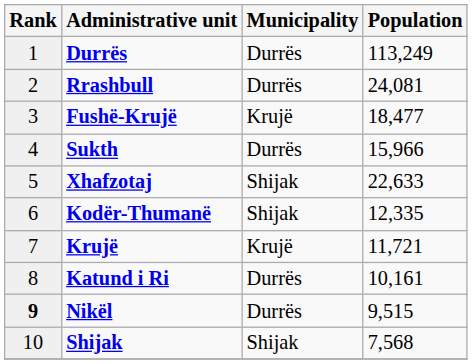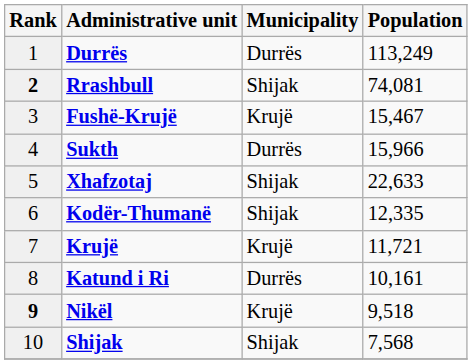(33, 85) normal -> (33, 85) bold
(274, 85) Durrës -> (272, 85) Shijak
(396, 85) 24,081 -> (396, 85) 74,081
(396, 117) 18,477 -> (396, 117) 15,467
(274, 310) Durrës -> (270, 310) Krujë
(391, 310) 9,515 -> (391, 310) 9,518
